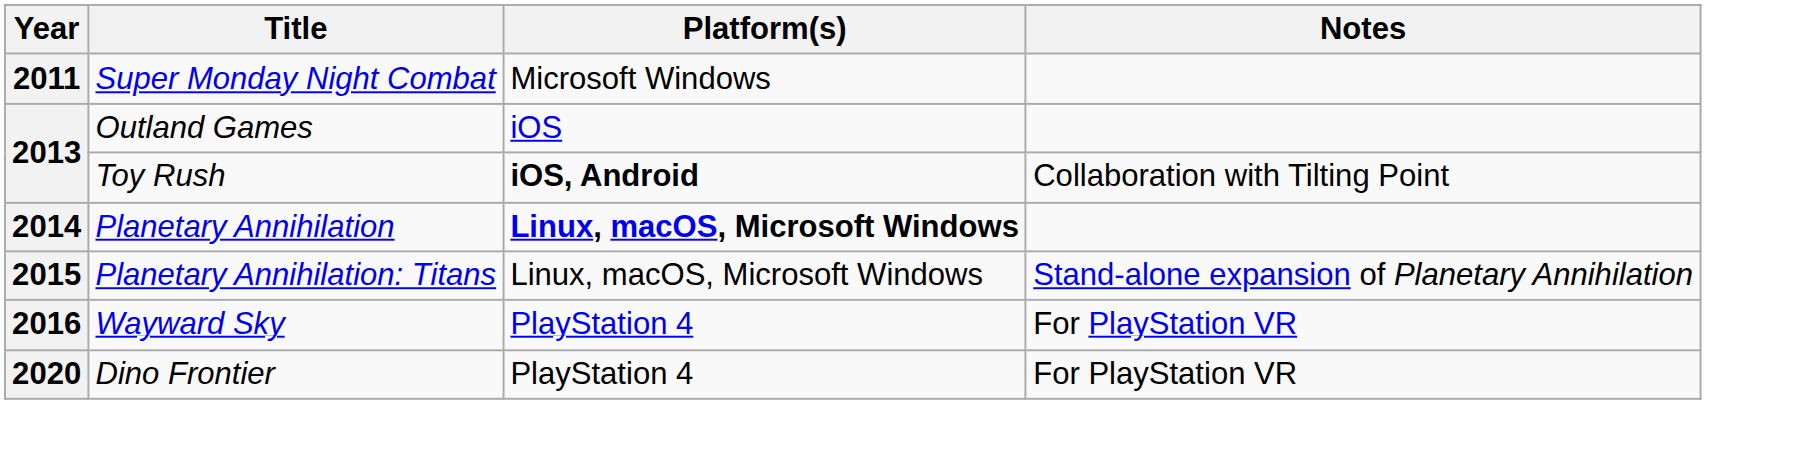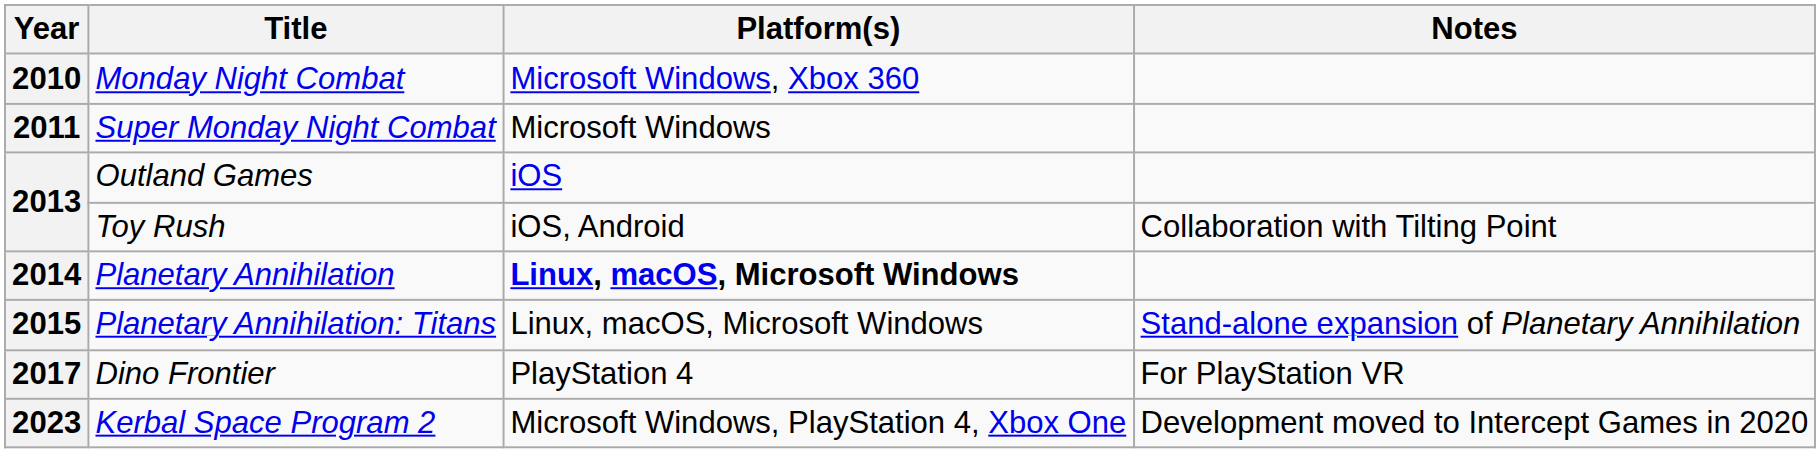+ row: (250, 78)
(605, 176) bold -> (598, 226) normal
- row: (190, 324)
(47, 373) 2020 -> (47, 373) 2017
+ row: (265, 422)
